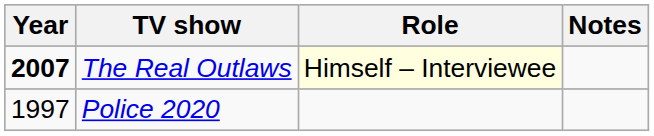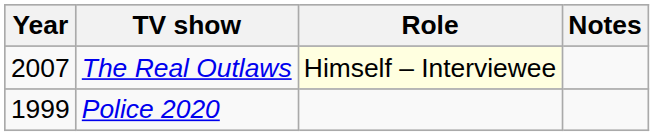(40, 67) bold -> (40, 67) normal
(40, 109) 1997 -> (40, 109) 1999
